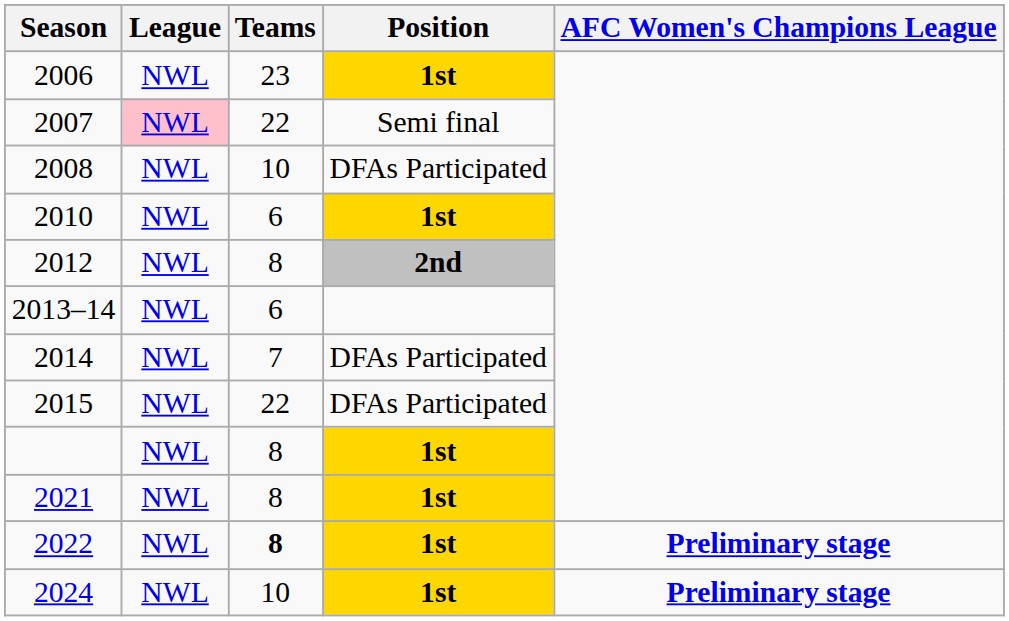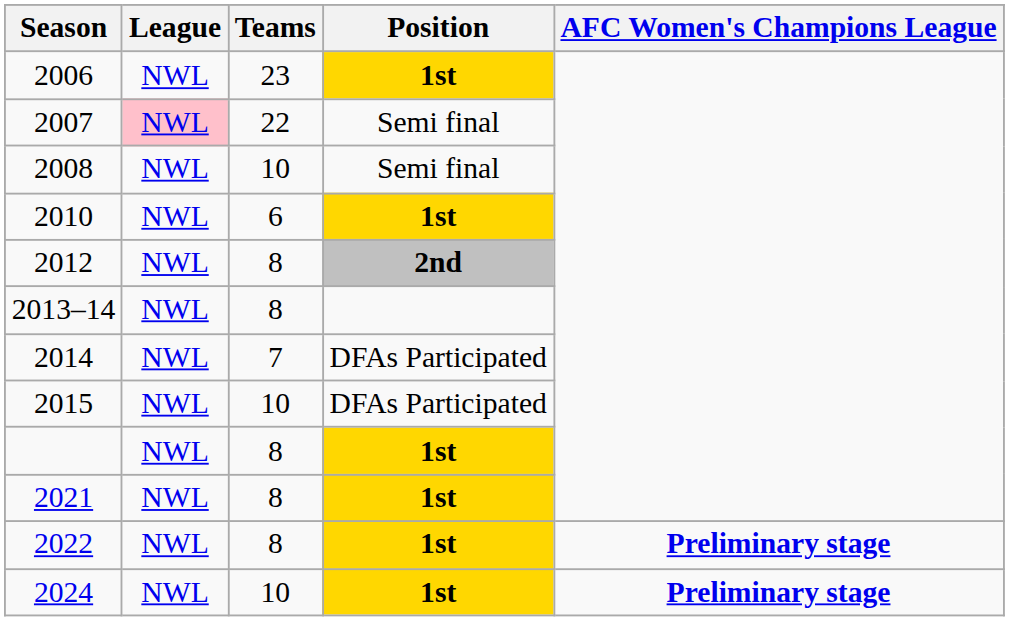(438, 168) DFAs Participated -> (438, 168) Semi final
(275, 309) 6 -> (275, 309) 8
(275, 403) 22 -> (275, 403) 10
(275, 544) bold -> (275, 544) normal
